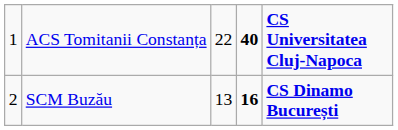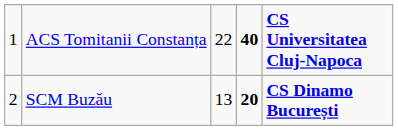(249, 100) 16 -> (249, 100) 20
